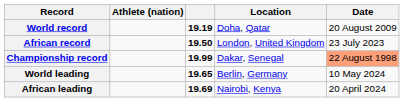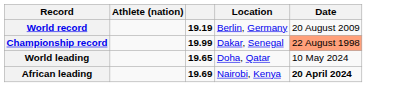(244, 27) Doha, Qatar -> (252, 27) Berlin, Germany
- row: (57, 43)
(252, 74) Berlin, Germany -> (244, 58) Doha, Qatar
(357, 89) normal -> (322, 74) bold
